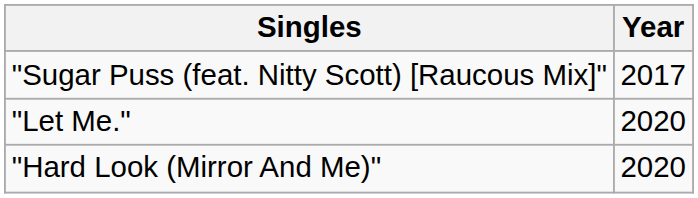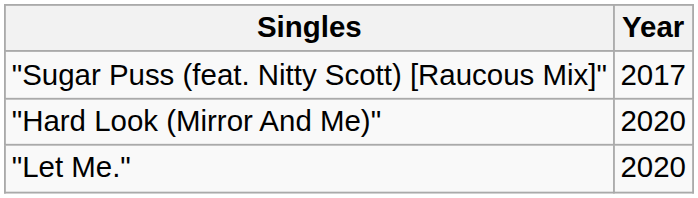rows swapped: (71, 121) <-> (196, 167)
